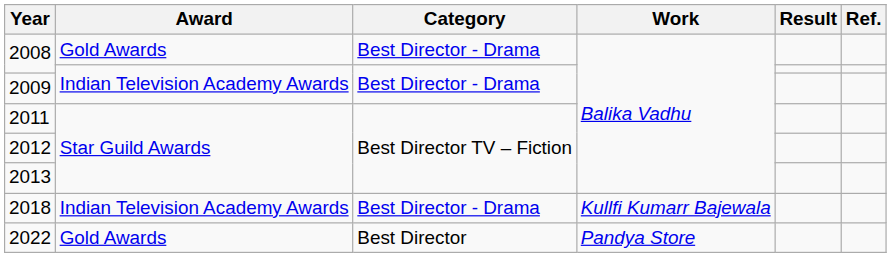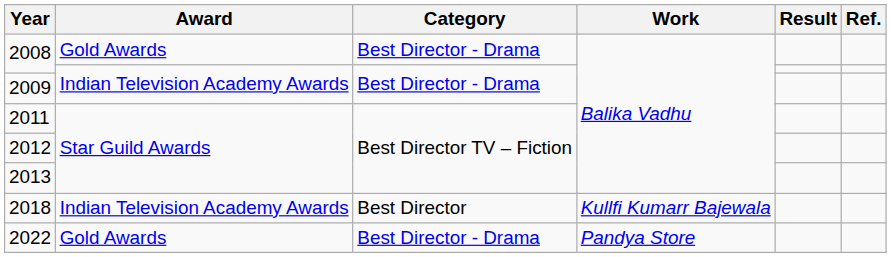(449, 207) Best Director - Drama -> (412, 207) Best Director
(412, 237) Best Director -> (449, 237) Best Director - Drama
